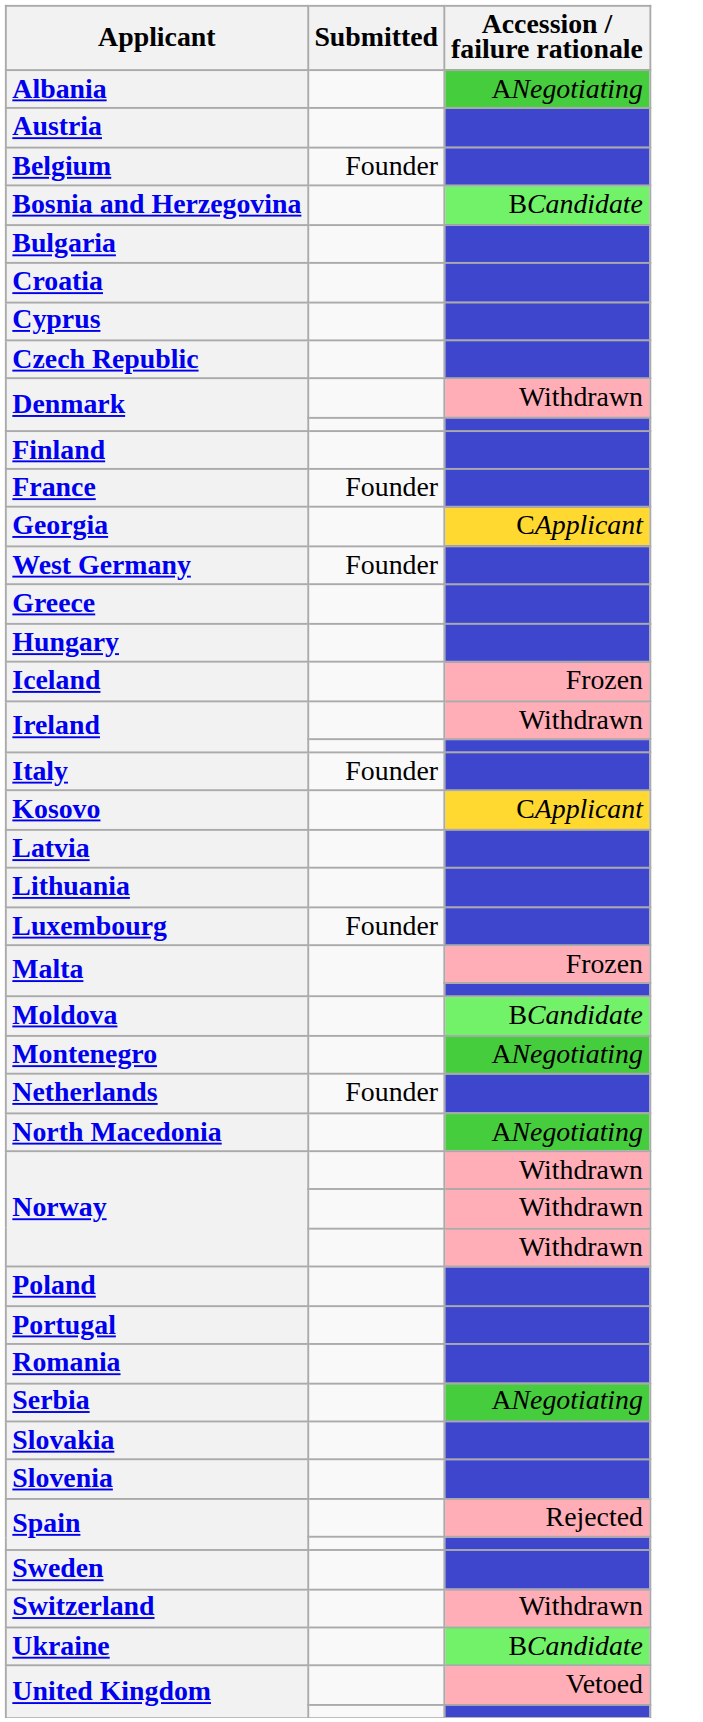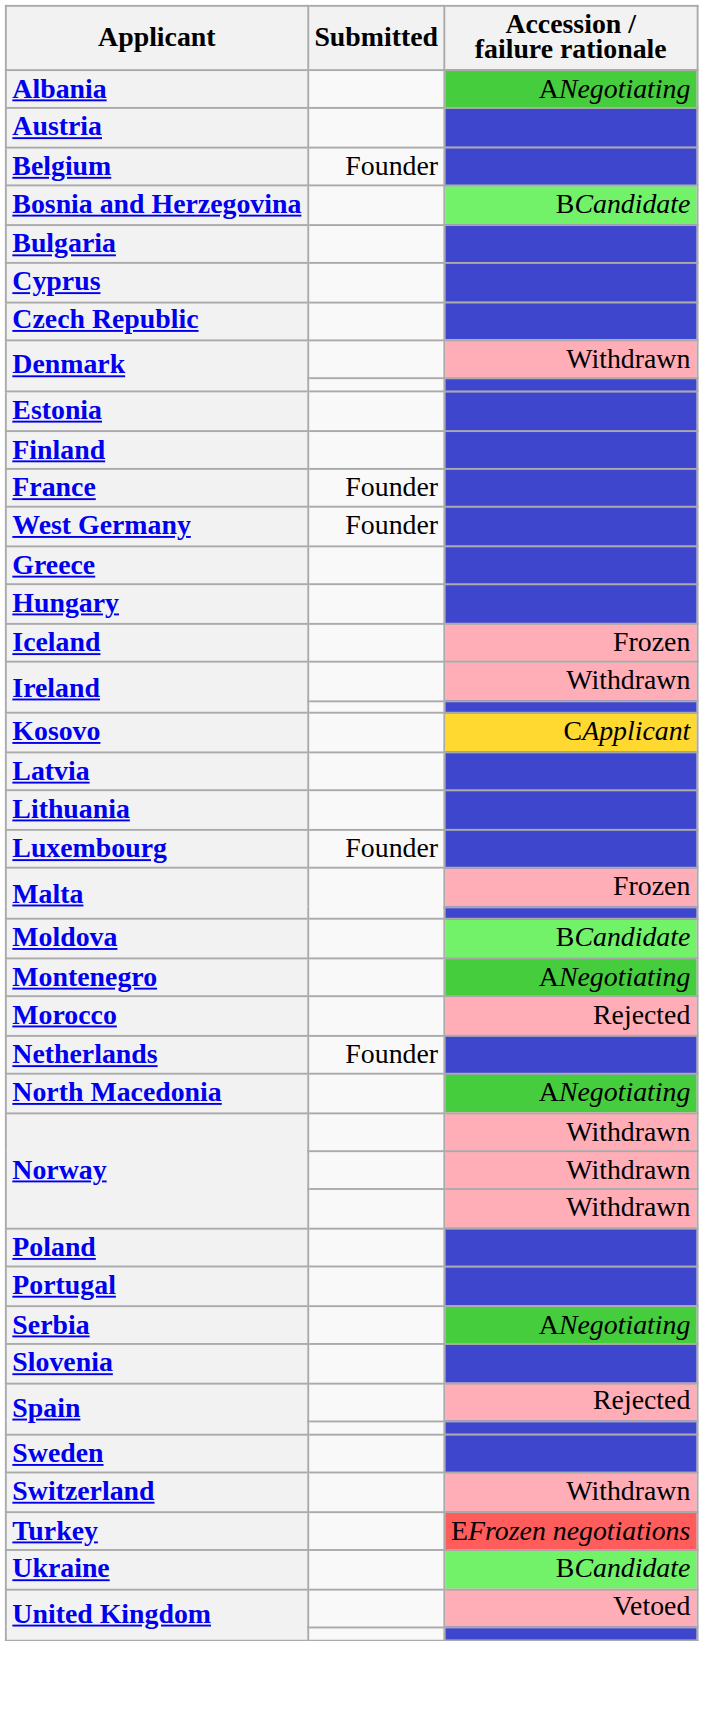- row: (58, 281)
+ row: (57, 410)
- row: (60, 525)
- row: (40, 770)
+ row: (65, 1015)
- row: (66, 1362)
- row: (63, 1439)
+ row: (55, 1529)
